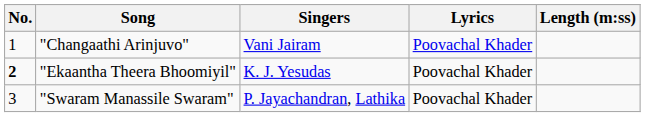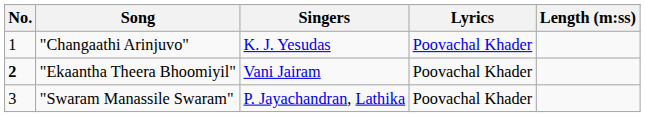(282, 44) Vani Jairam -> (287, 44) K. J. Yesudas
(287, 71) K. J. Yesudas -> (282, 71) Vani Jairam
